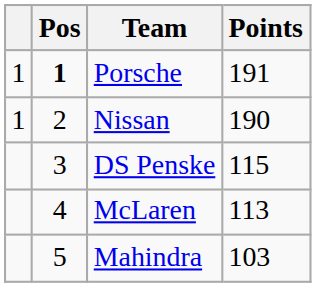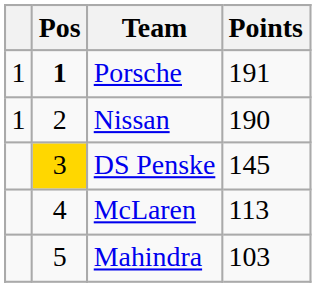(60, 165) no background -> (60, 165) gold background
(249, 165) 115 -> (249, 165) 145
